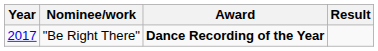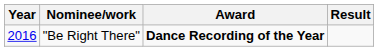(22, 35) 2017 -> (22, 35) 2016
